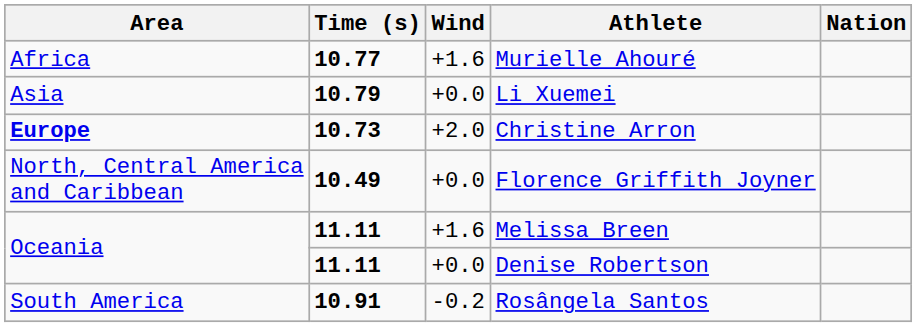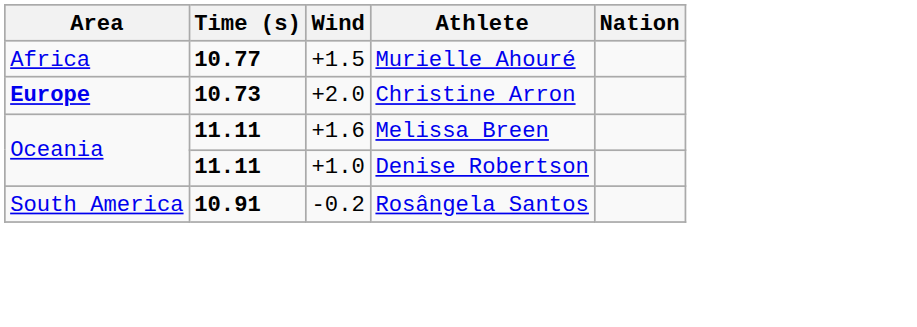(458, 59) +1.6 -> (338, 59) +1.5
- row: (556, 95)
- row: (656, 181)
(458, 266) +0.0 -> (338, 168) +1.0
